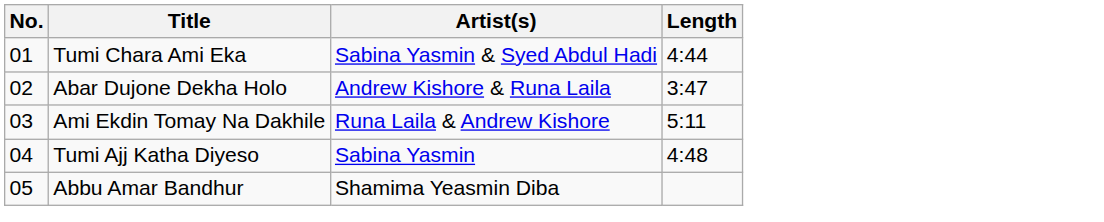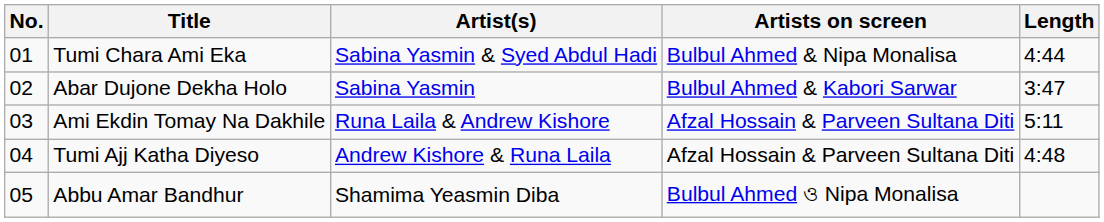+ column: (841, 21)
(473, 88) Andrew Kishore & Runa Laila -> (405, 88) Sabina Yasmin
(405, 155) Sabina Yasmin -> (473, 155) Andrew Kishore & Runa Laila
